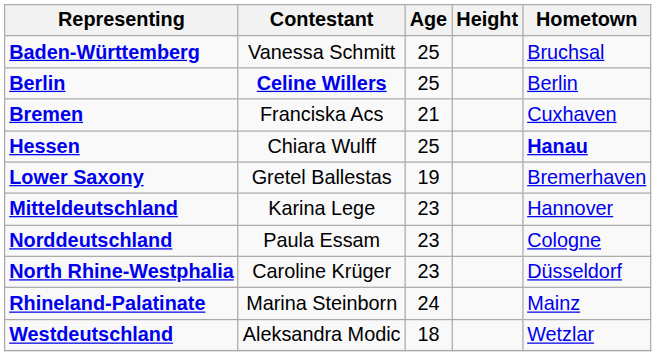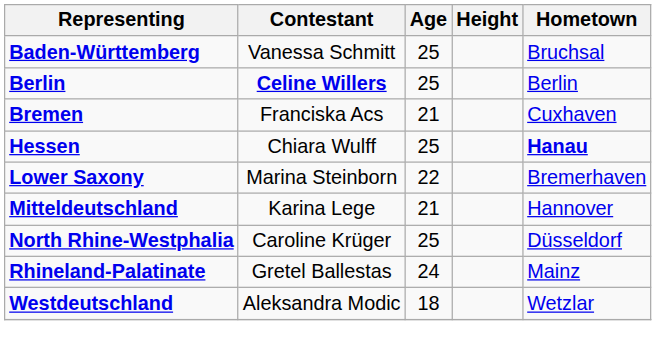(322, 177) Gretel Ballestas -> (322, 177) Marina Steinborn
(428, 177) 19 -> (428, 177) 22
(428, 209) 23 -> (428, 209) 21
- row: (91, 240)
(428, 271) 23 -> (428, 240) 25
(322, 303) Marina Steinborn -> (322, 271) Gretel Ballestas
